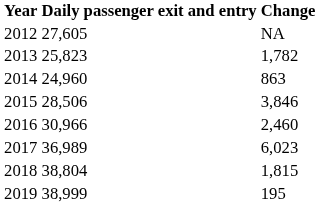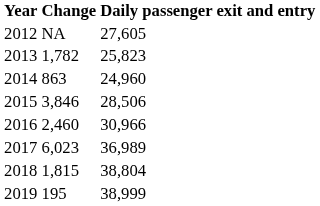columns swapped: (149, 10) <-> (288, 10)
